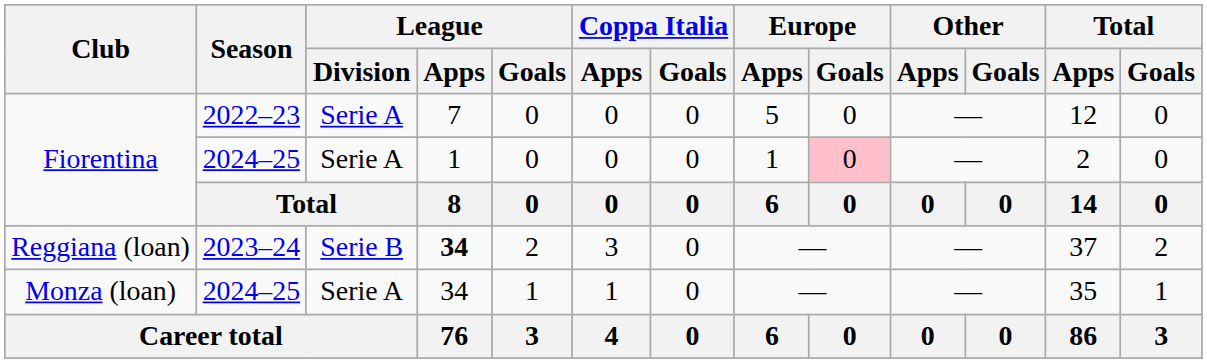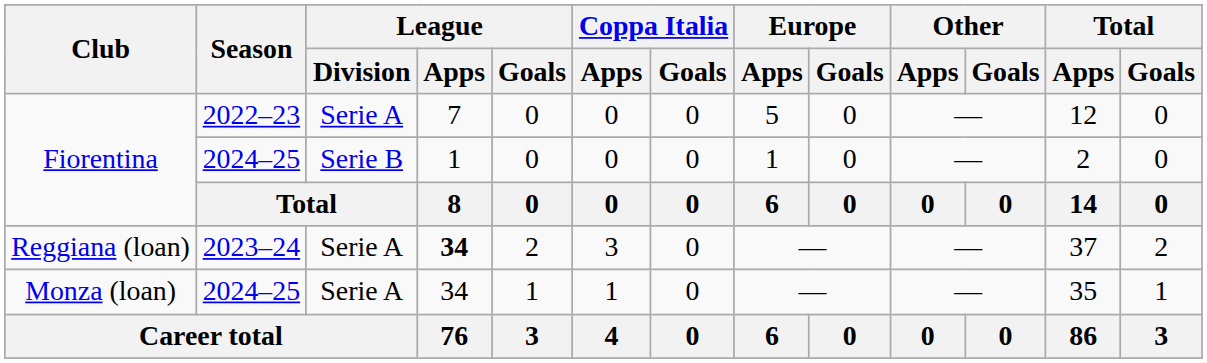(362, 159) Serie A -> (362, 159) Serie B
(850, 159) pink background -> (850, 159) no background
(362, 247) Serie B -> (362, 247) Serie A
